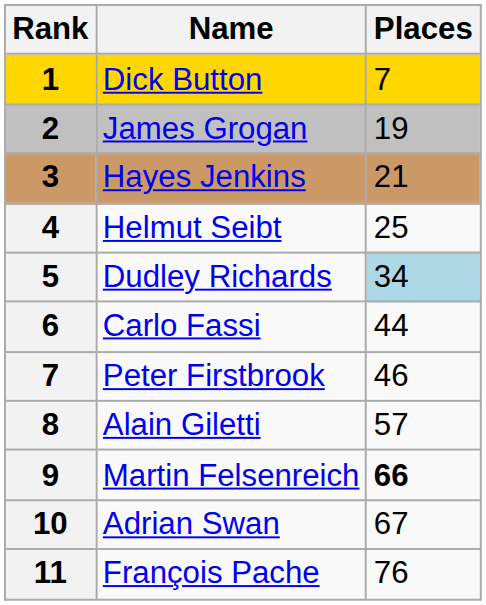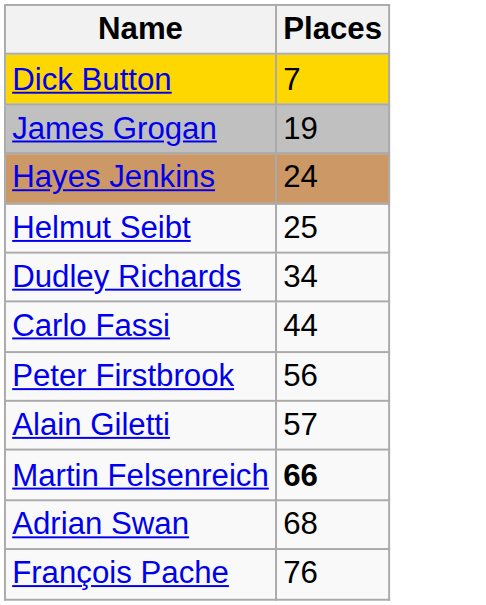- column: (50, 29)
(391, 177) 21 -> (301, 177) 24
(391, 276) lightblue background -> (301, 276) no background
(391, 375) 46 -> (301, 375) 56
(391, 524) 67 -> (301, 524) 68
